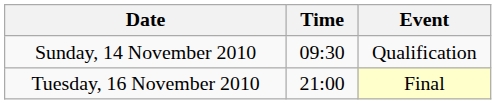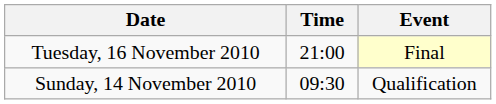rows swapped: (146, 51) <-> (146, 83)
